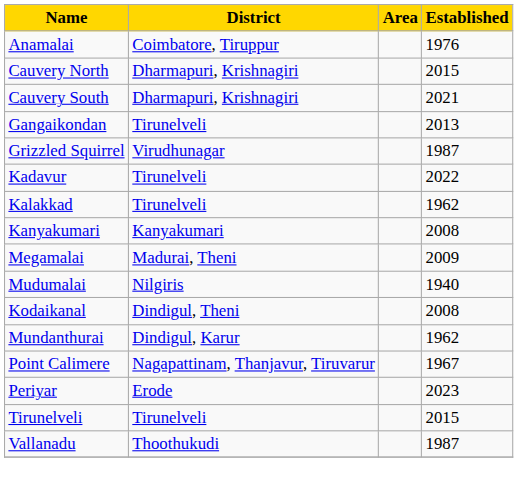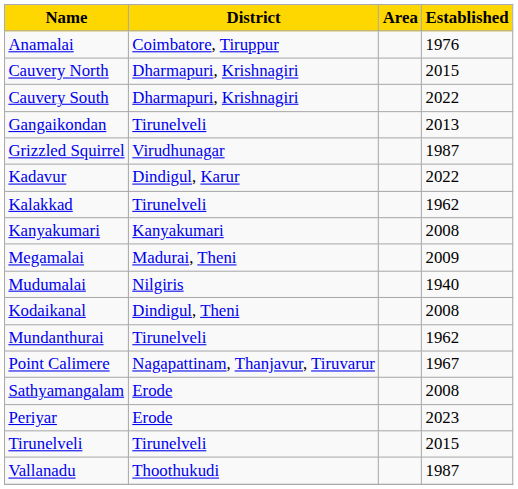(442, 97) 2021 -> (442, 97) 2022
(169, 177) Tirunelveli -> (186, 177) Dindigul, Karur
(186, 337) Dindigul, Karur -> (169, 337) Tirunelveli
+ row: (66, 390)
